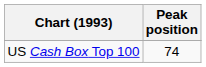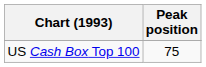(172, 51) 74 -> (172, 51) 75
